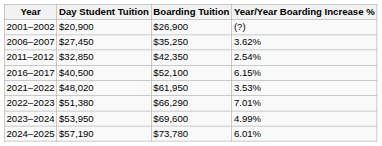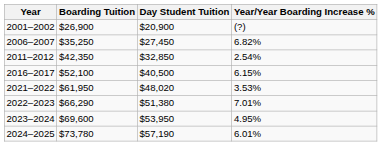columns swapped: (191, 12) <-> (104, 12)
(247, 42) 3.62% -> (247, 42) 6.82%
(247, 118) 4.99% -> (247, 118) 4.95%
